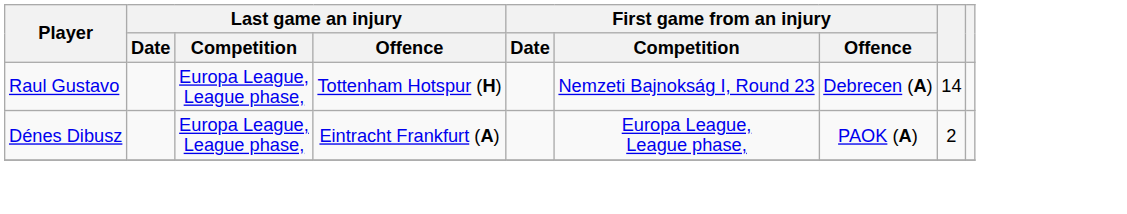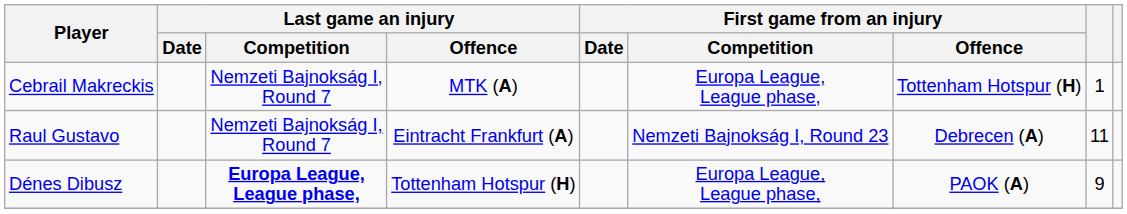+ row: (81, 86)
(244, 86) Europa League, League phase, -> (297, 135) Nemzeti Bajnokság I, Round 7
(410, 86) Tottenham Hotspur (H) -> (483, 135) Eintracht Frankfurt (A)
(951, 86) 14 -> (1099, 135) 11
(244, 135) normal -> (297, 184) bold
(410, 135) Eintracht Frankfurt (A) -> (483, 184) Tottenham Hotspur (H)
(951, 135) 2 -> (1099, 184) 9
